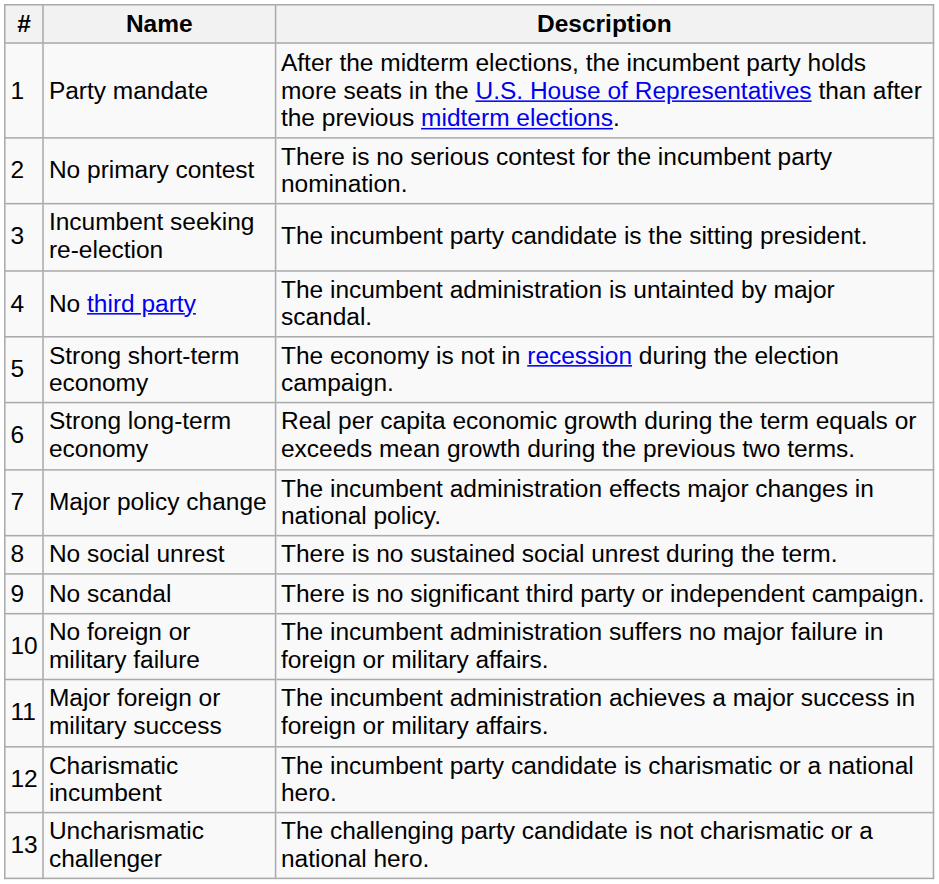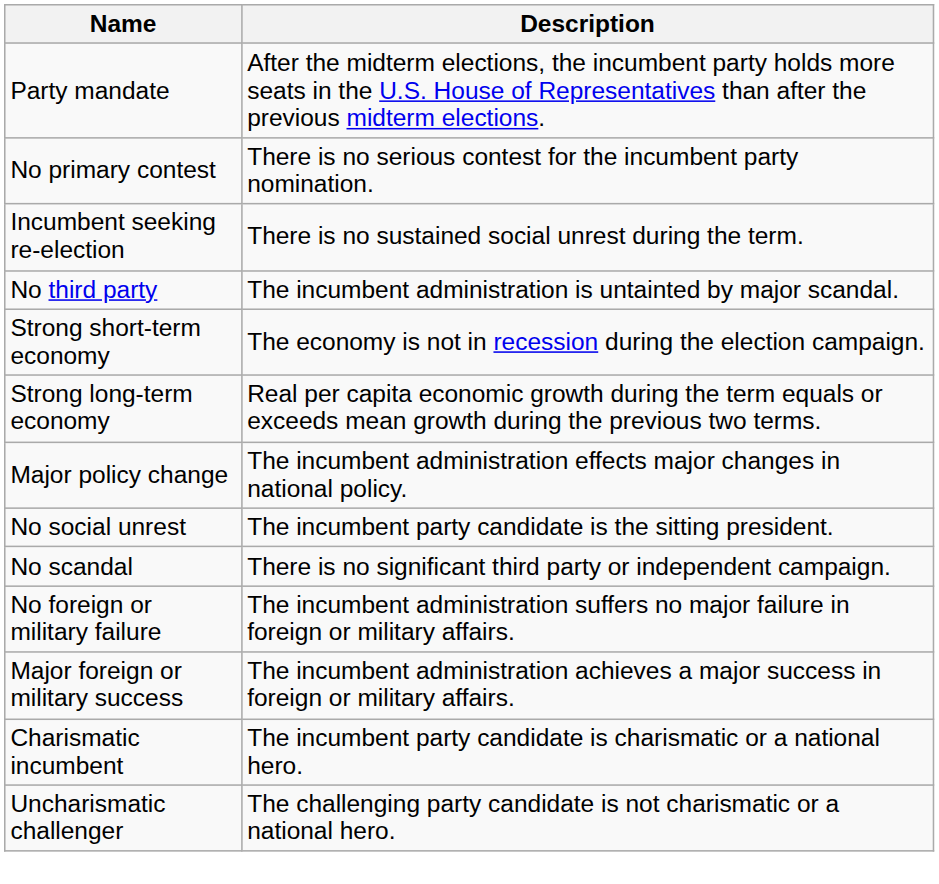- column: (24, 23)
(574, 236) The incumbent party candidate is the sitting president. -> (525, 236) There is no sustained social unrest during the term.
(559, 554) There is no sustained social unrest during the term. -> (540, 527) The incumbent party candidate is the sitting president.
